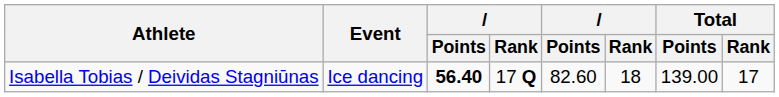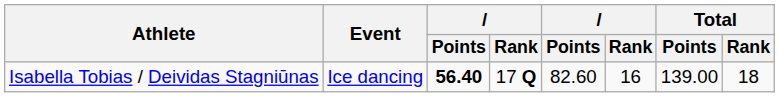(631, 77) 18 -> (631, 77) 16
(748, 77) 17 -> (748, 77) 18
